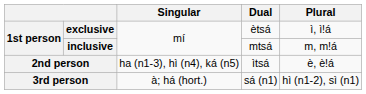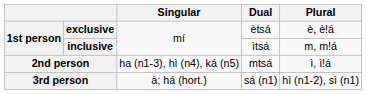(321, 30) ì, ìǃá -> (321, 30) è, èǃá
(261, 47) mtsá -> (261, 47) ìtsá
(261, 64) ìtsá -> (261, 64) mtsá
(321, 64) è, èǃá -> (321, 64) ì, ìǃá
